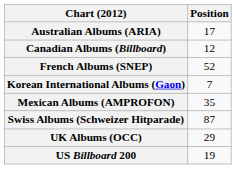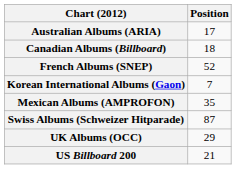(209, 48) 12 -> (209, 48) 18
(209, 155) 19 -> (209, 155) 21
